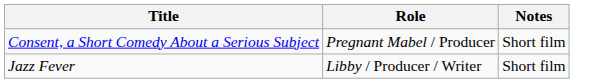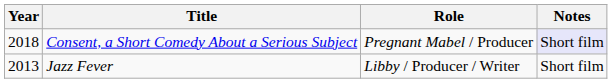+ column: (24, 16)
(534, 41) no background -> (572, 41) lavender background
